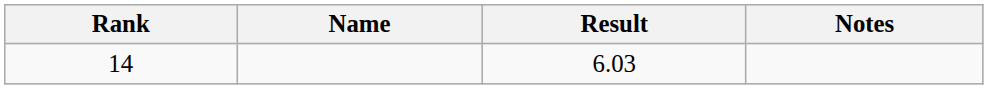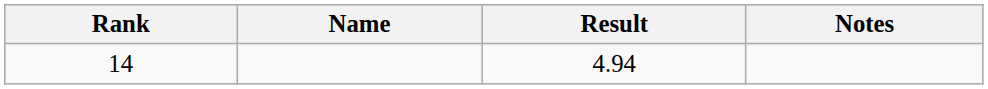(614, 63) 6.03 -> (614, 63) 4.94
